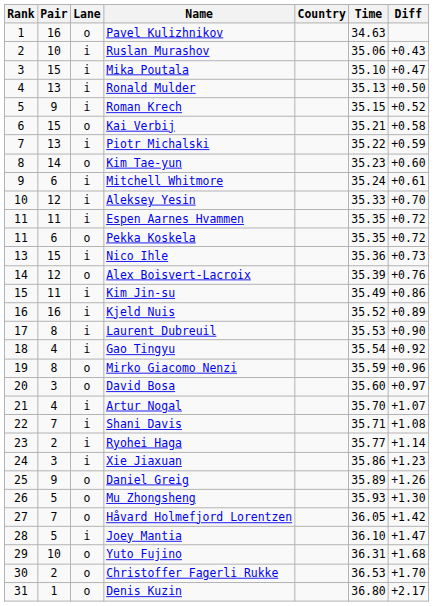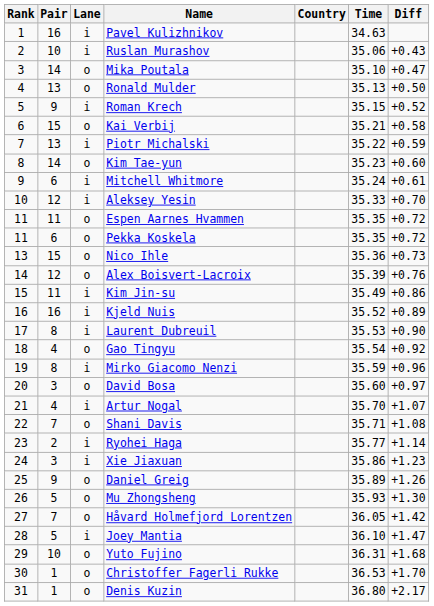(87, 32) o -> (87, 32) i
(54, 70) 15 -> (54, 70) 14
(87, 70) i -> (87, 70) o
(87, 88) i -> (87, 88) o
(87, 219) i -> (87, 219) o
(87, 256) i -> (87, 256) o
(87, 349) i -> (87, 349) o
(87, 368) o -> (87, 368) i
(87, 424) i -> (87, 424) o
(54, 573) 2 -> (54, 573) 1
